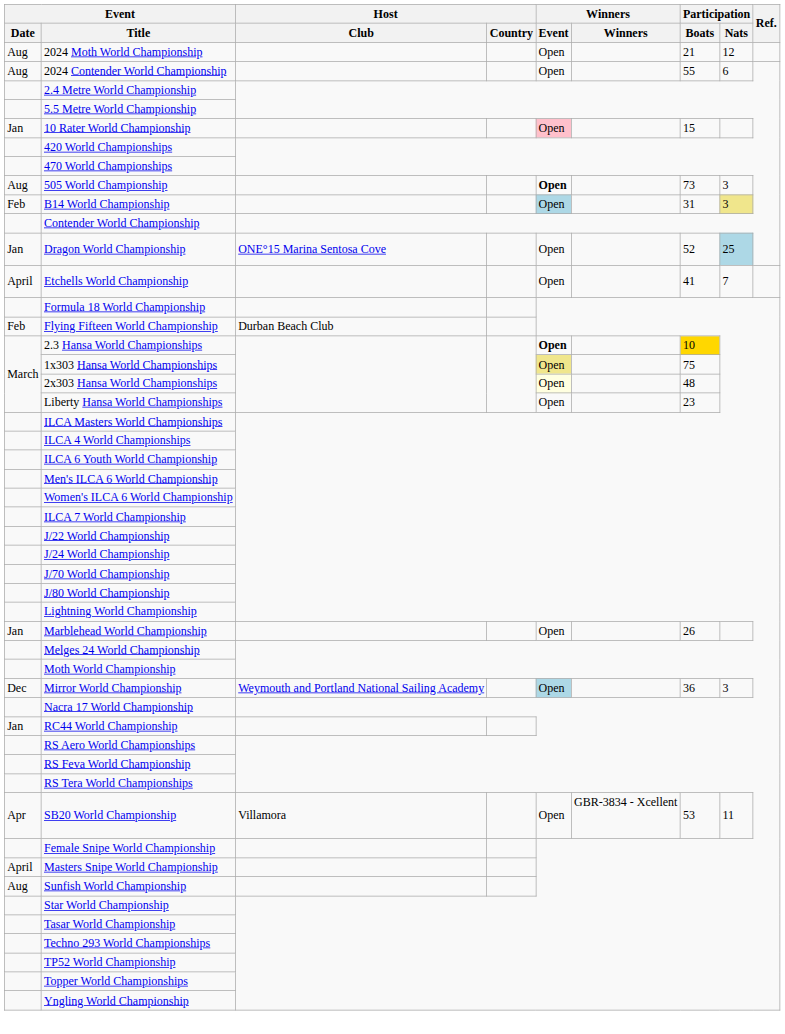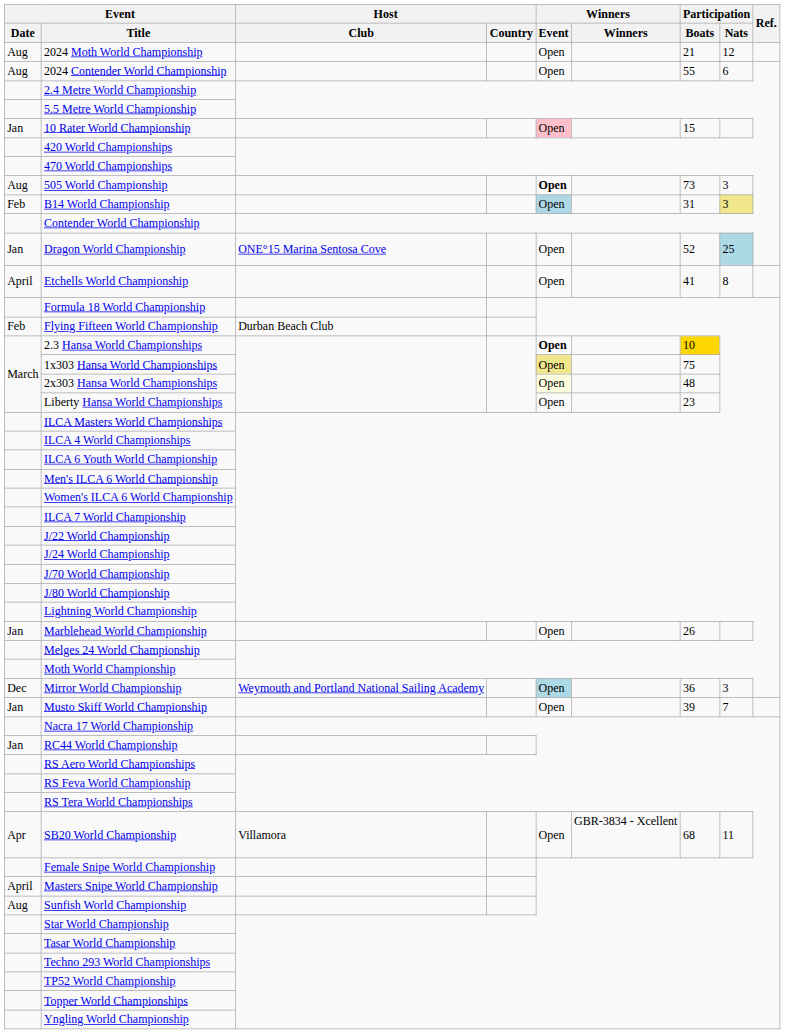(725, 281) 7 -> (725, 281) 8
+ row: (125, 707)
(689, 815) 53 -> (689, 834) 68
